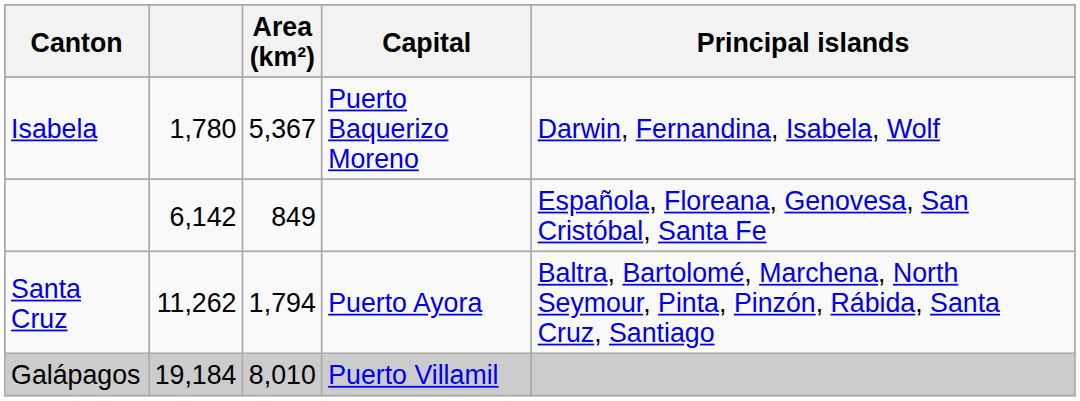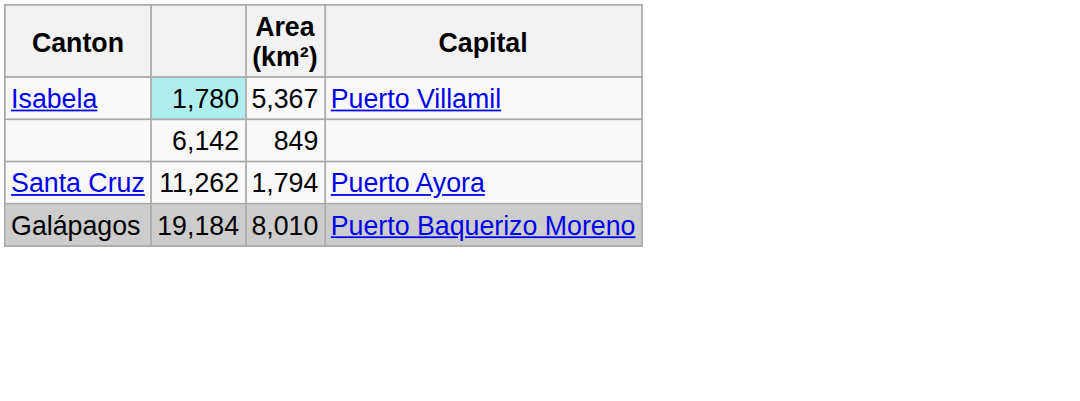- column: (803, 41)
(203, 128) no background -> (206, 99) paleturquoise background
(388, 128) Puerto Baquerizo Moreno -> (416, 99) Puerto Villamil
(413, 375) Puerto Villamil -> (483, 226) Puerto Baquerizo Moreno
